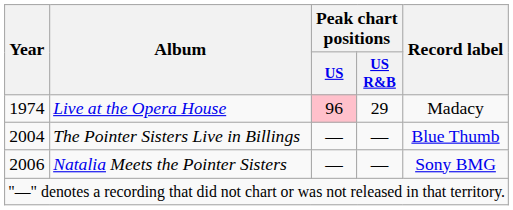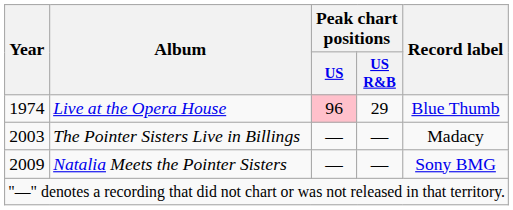(456, 108) Madacy -> (456, 108) Blue Thumb
(27, 136) 2004 -> (27, 136) 2003
(456, 136) Blue Thumb -> (456, 136) Madacy
(27, 164) 2006 -> (27, 164) 2009
